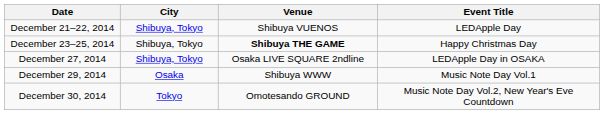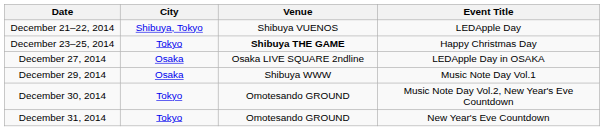(169, 43) Shibuya, Tokyo -> (169, 43) Tokyo
(169, 59) Shibuya, Tokyo -> (169, 59) Osaka
+ row: (62, 117)
